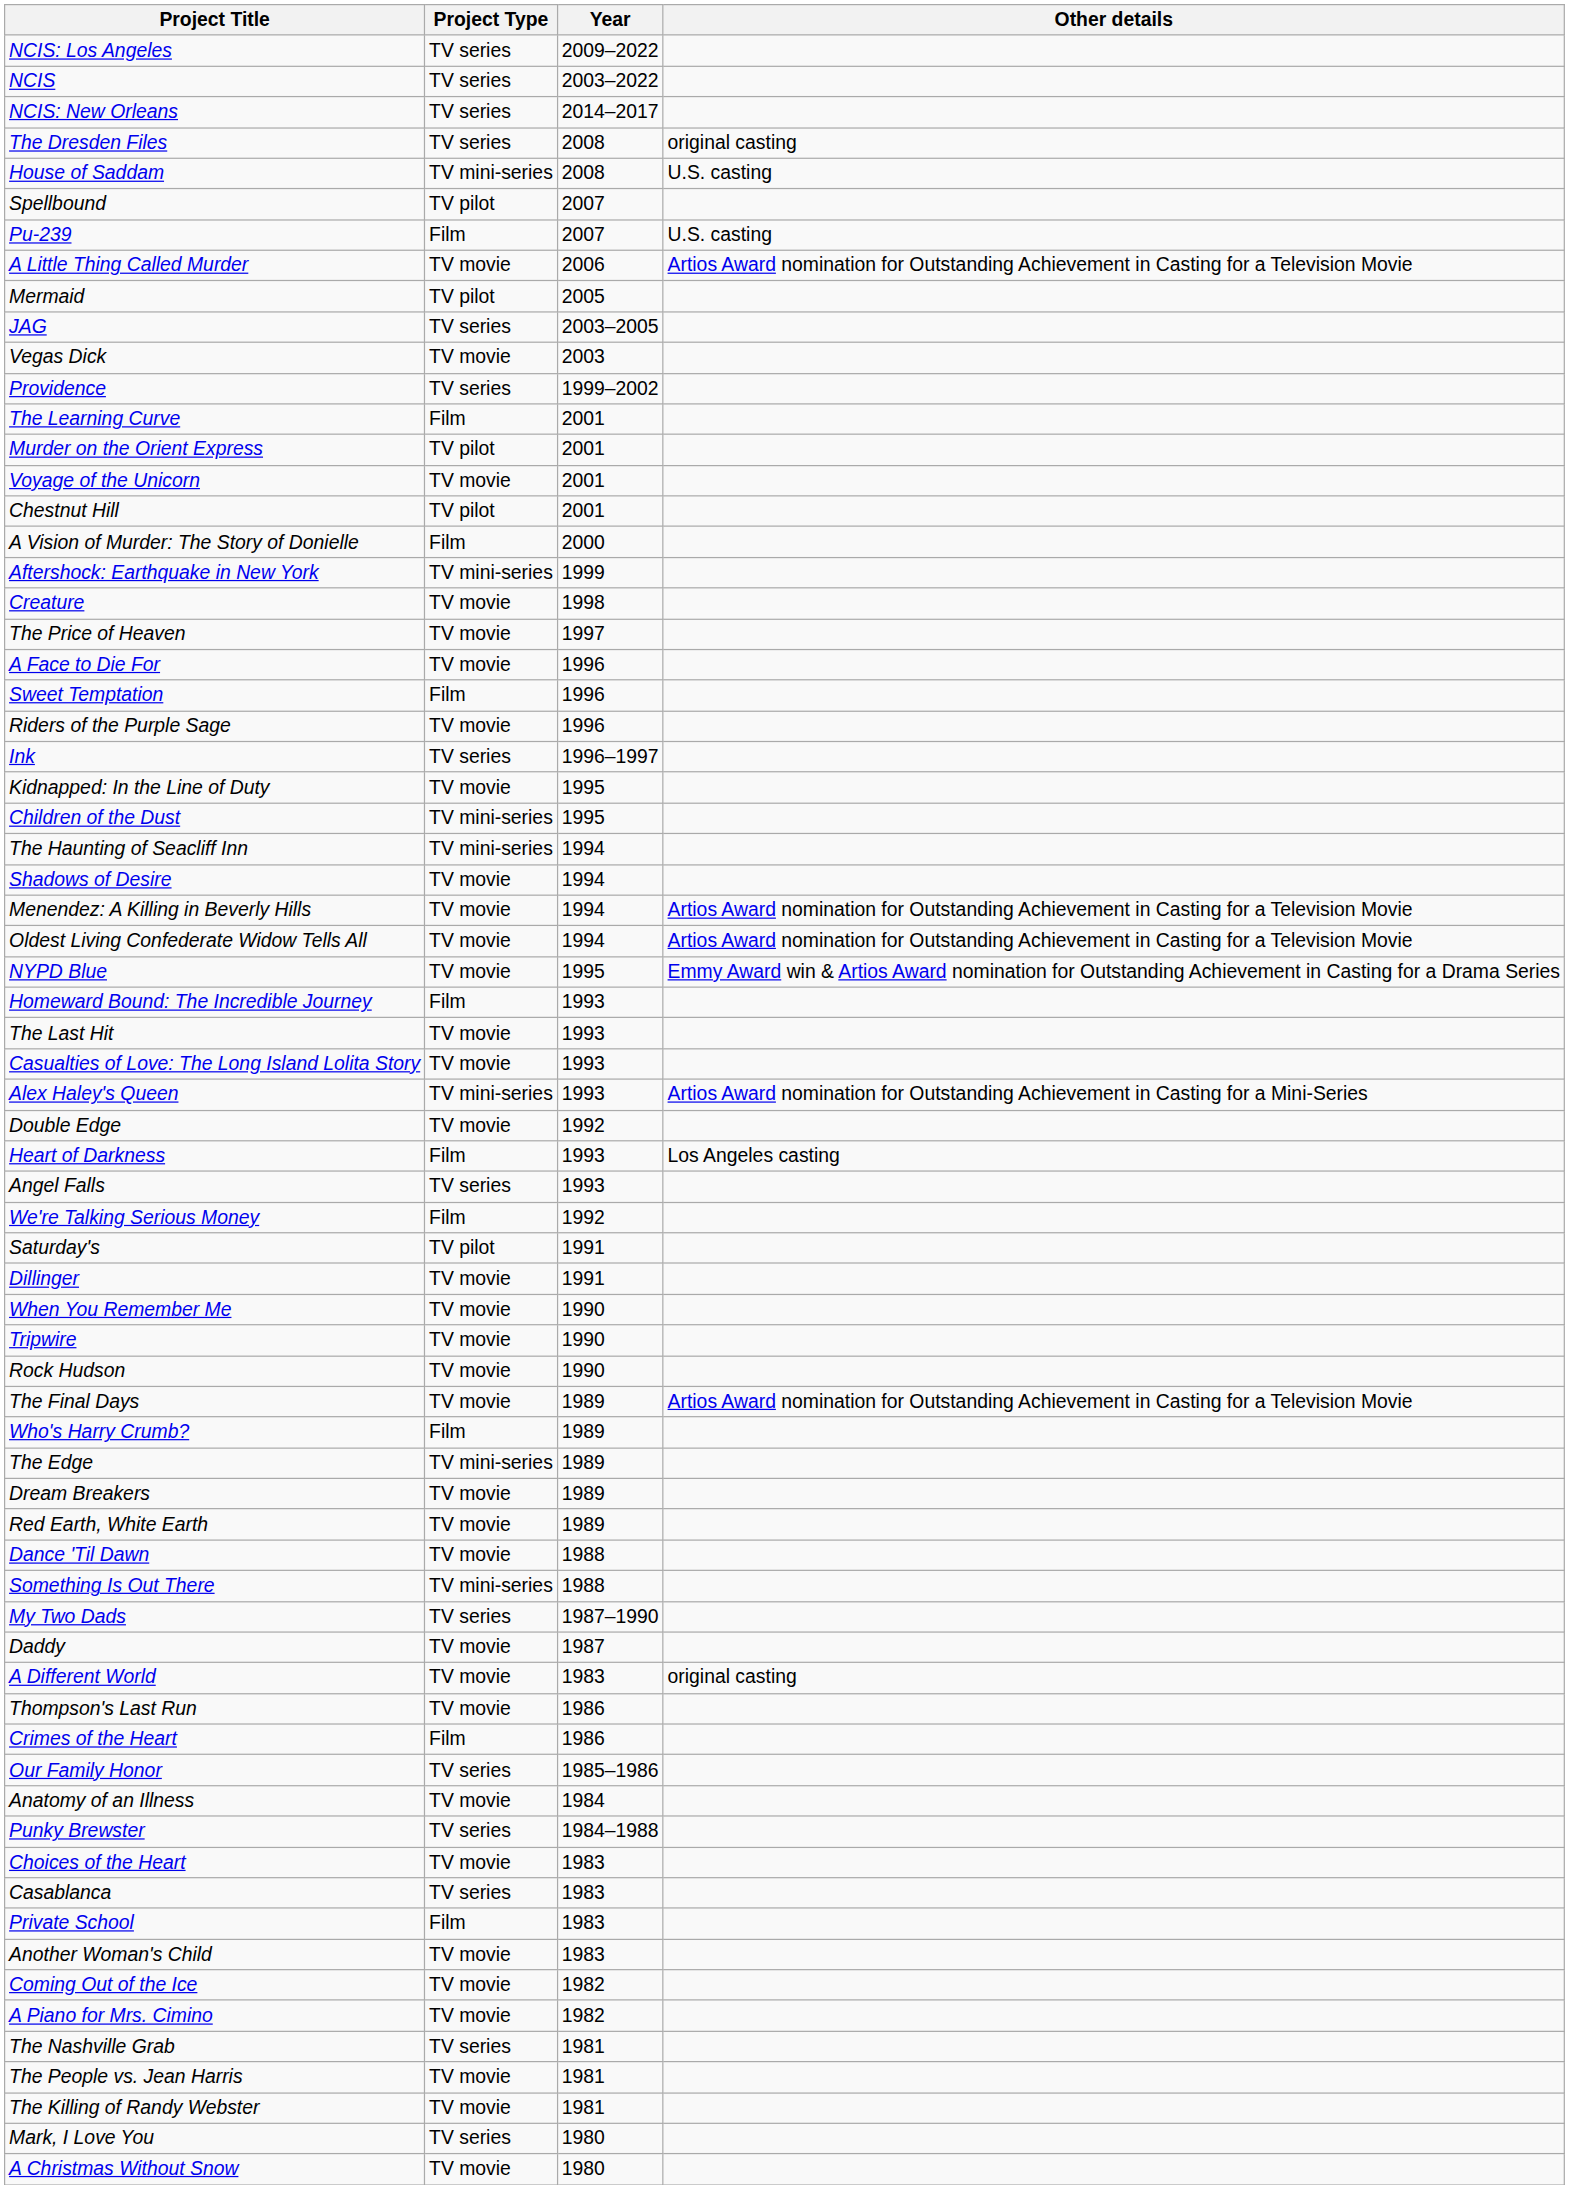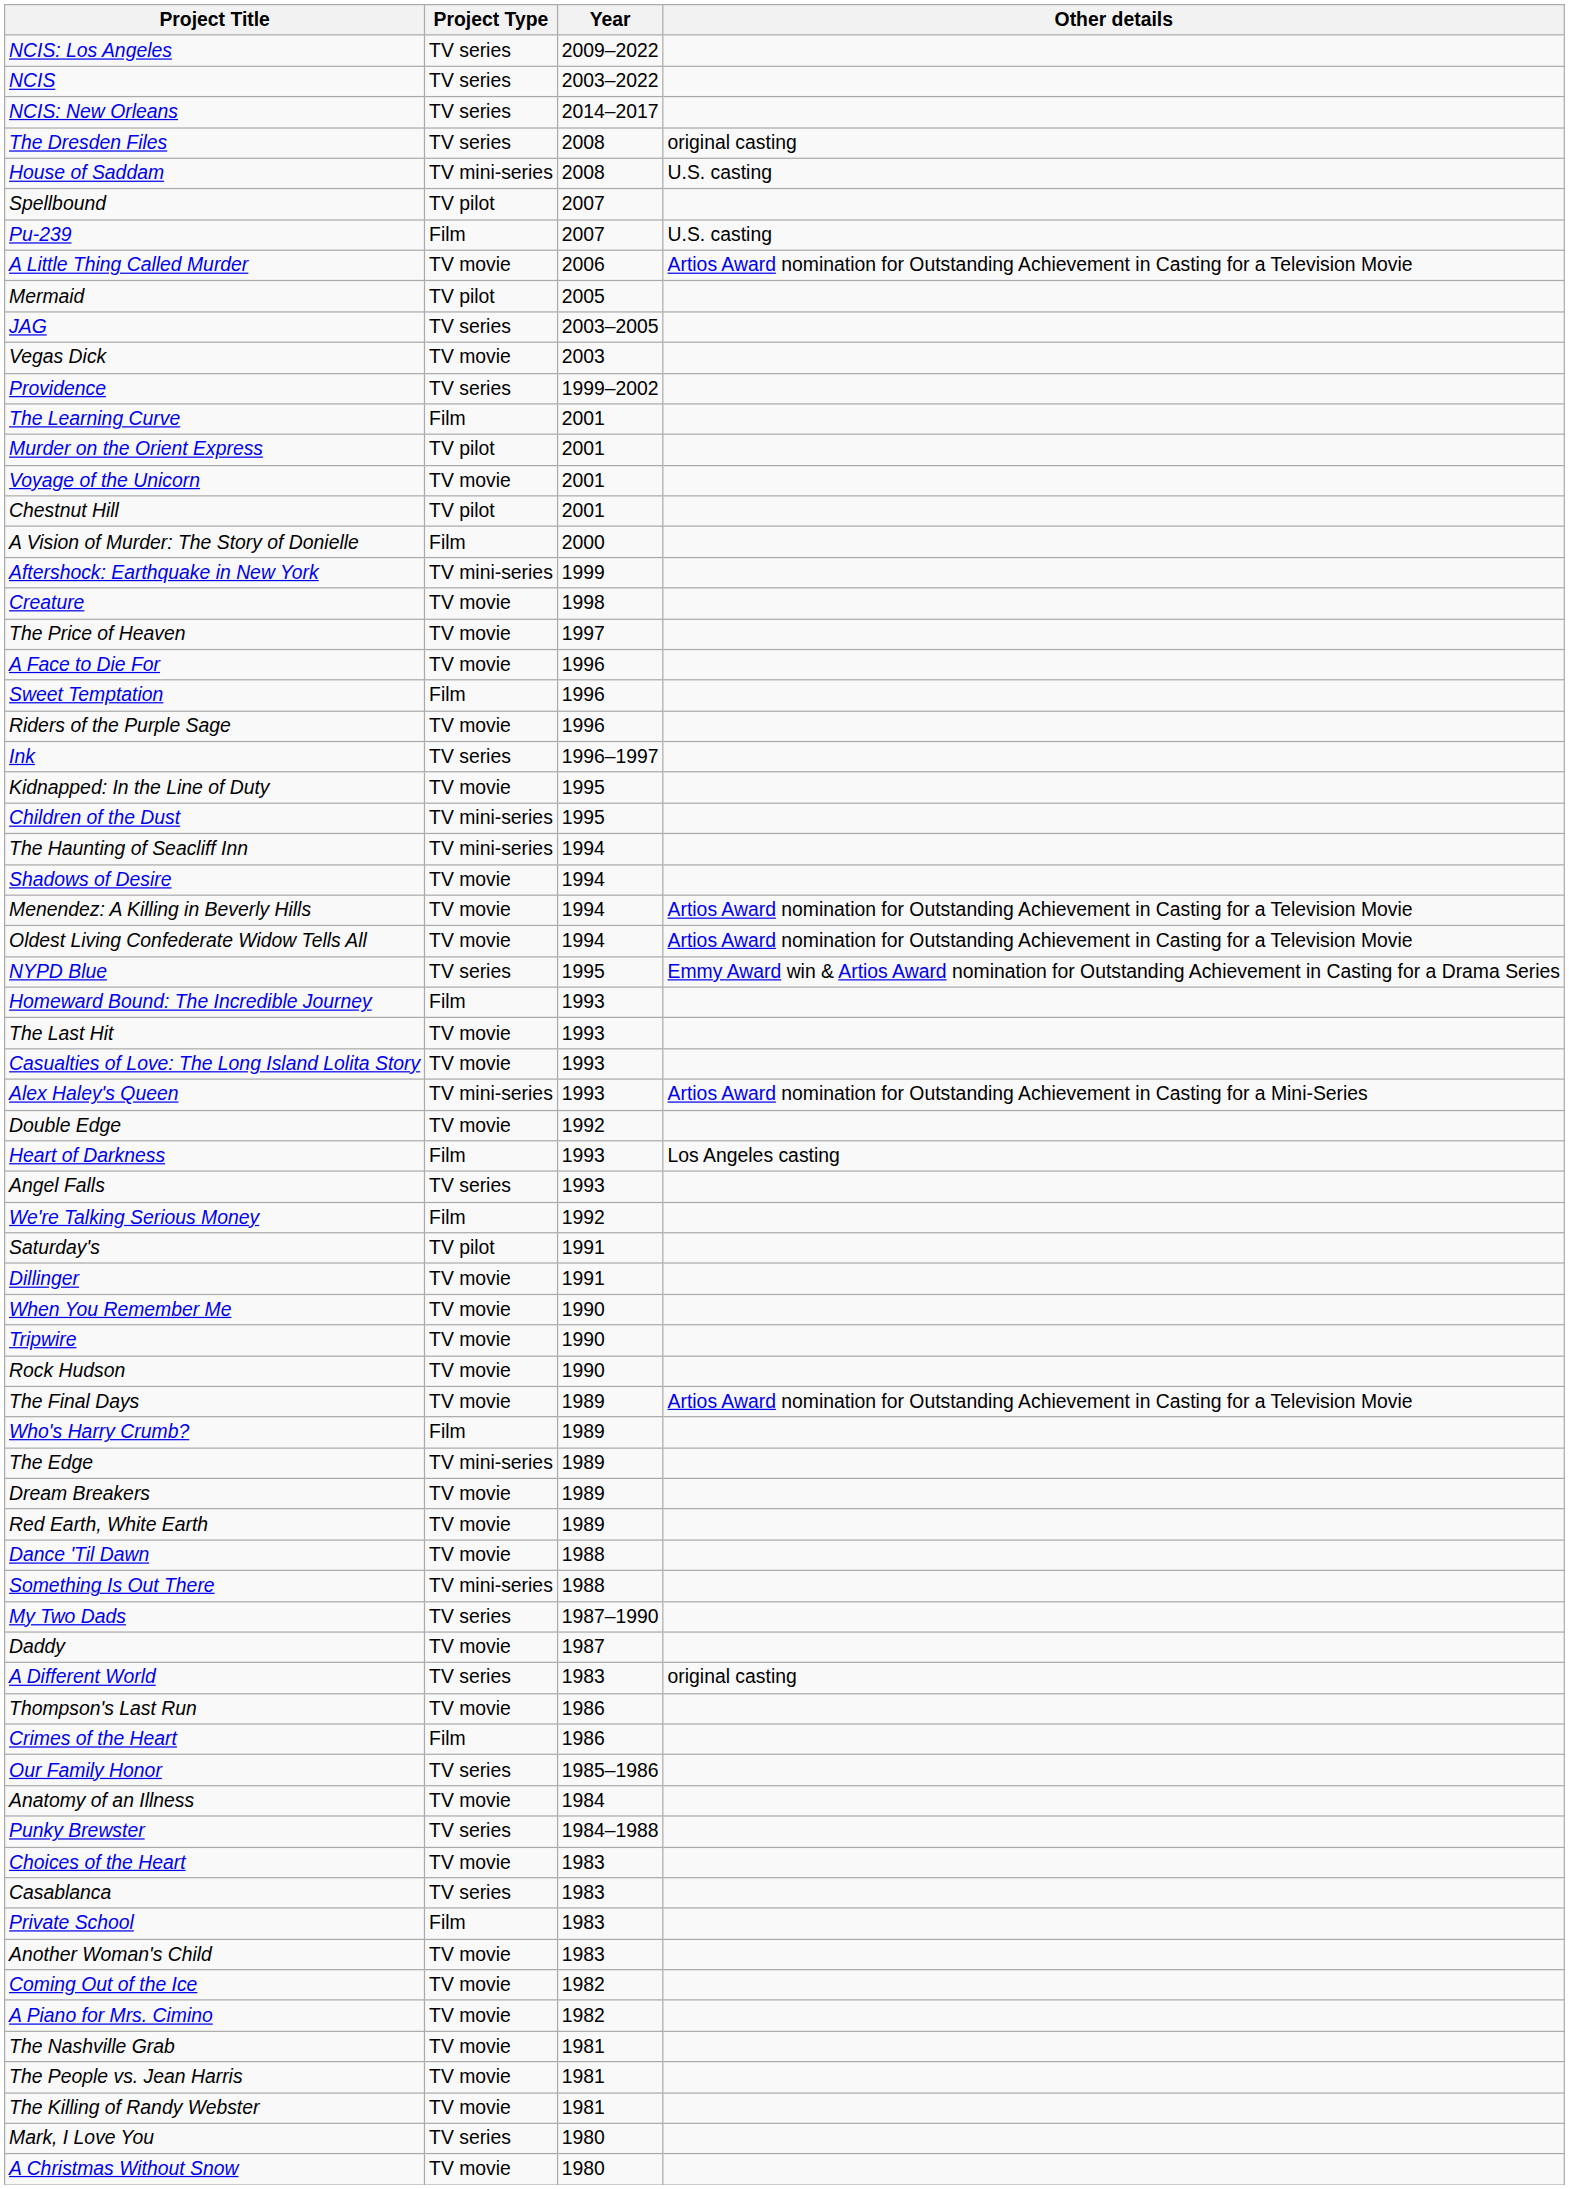(470, 971) TV movie -> (470, 971) TV series
(470, 1677) TV movie -> (470, 1677) TV series
(470, 2046) TV series -> (470, 2046) TV movie
